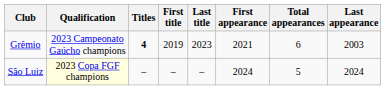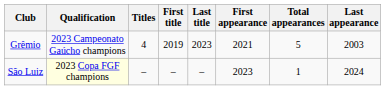(144, 44) bold -> (144, 44) normal
(298, 44) 6 -> (298, 44) 5
(243, 71) 2024 -> (243, 71) 2023
(298, 71) 5 -> (298, 71) 1
